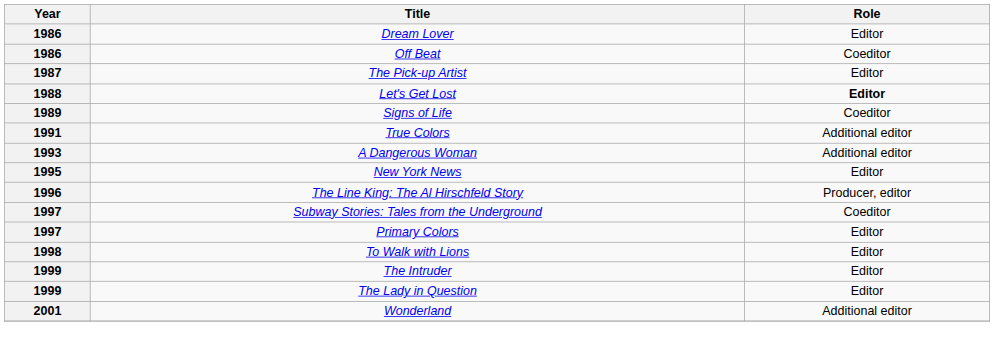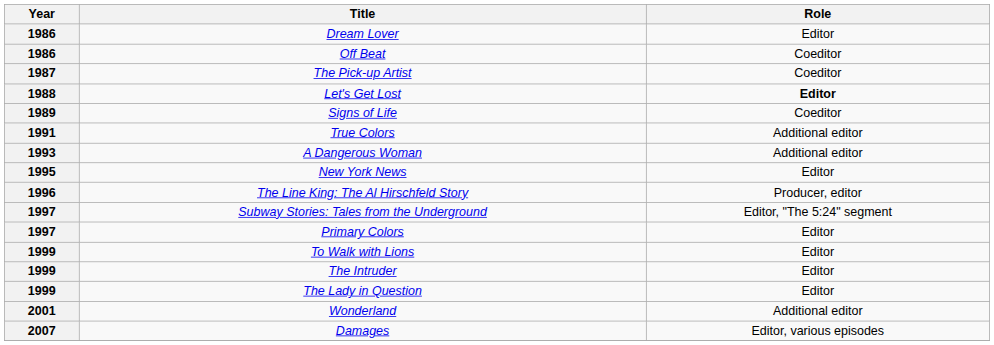(867, 73) Editor -> (818, 73) Coeditor
(867, 212) Coeditor -> (818, 212) Editor, "The 5:24" segment
(47, 251) 1998 -> (42, 251) 1999
+ row: (363, 331)
